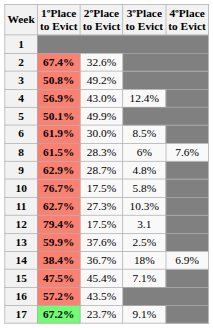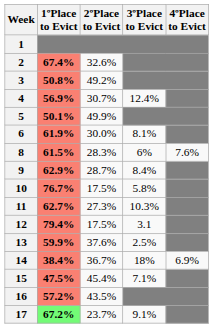(102, 98) 43.0% -> (102, 98) 30.7%
(144, 134) 8.5% -> (144, 134) 8.1%
(144, 170) 4.8% -> (144, 170) 8.4%
